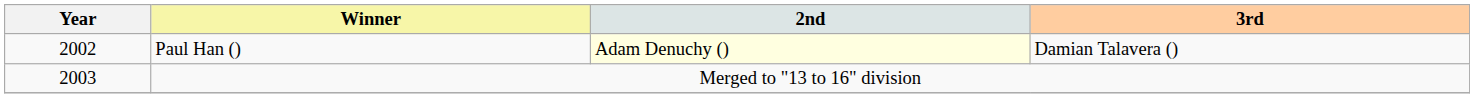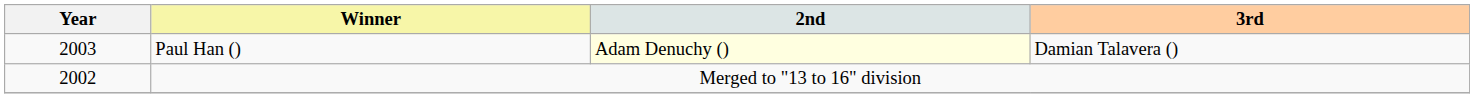(78, 48) 2002 -> (78, 48) 2003
(78, 78) 2003 -> (78, 78) 2002
